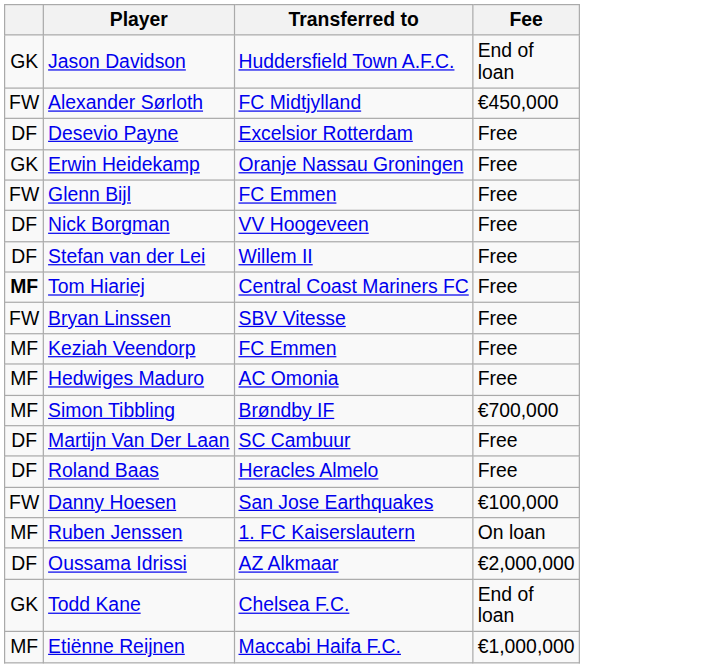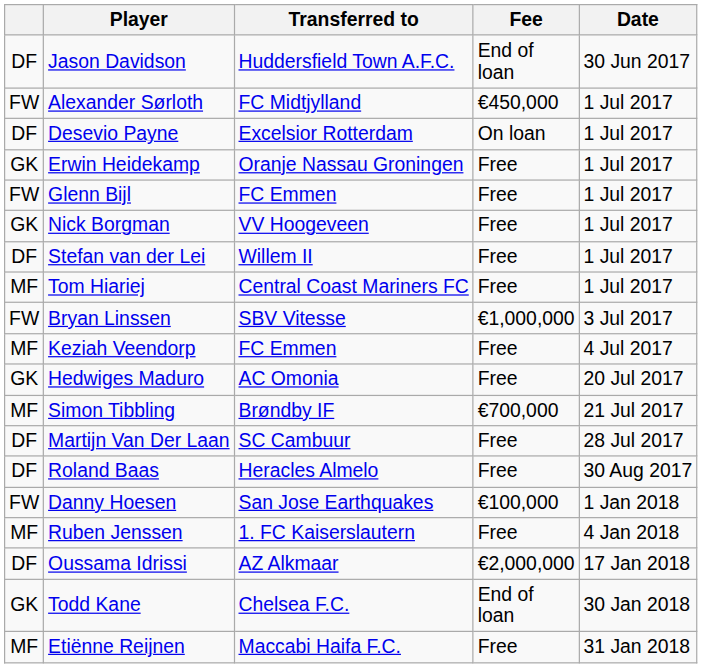+ column: (638, 19)
(24, 61) GK -> (24, 61) DF
(498, 133) Free -> (512, 133) On loan
(24, 225) DF -> (24, 225) GK
(24, 287) bold -> (24, 287) normal
(498, 317) Free -> (526, 317) €1,000,000
(24, 379) MF -> (24, 379) GK
(512, 532) On loan -> (498, 532) Free
(526, 646) €1,000,000 -> (498, 646) Free
